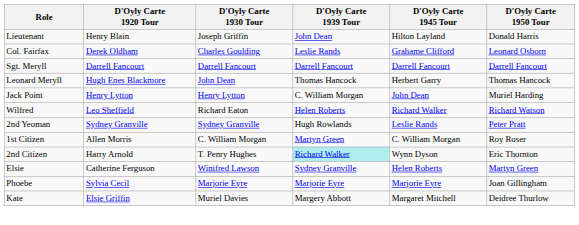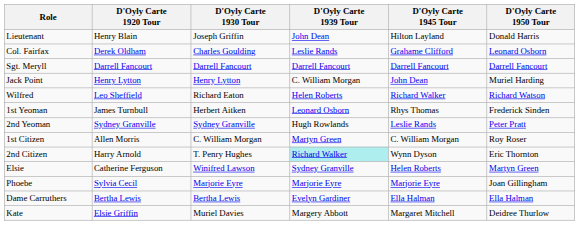- row: (34, 81)
+ row: (27, 110)
+ row: (36, 198)
